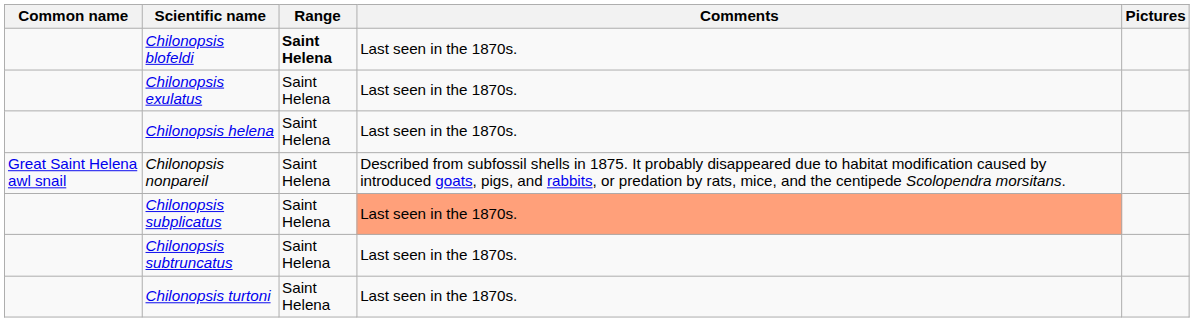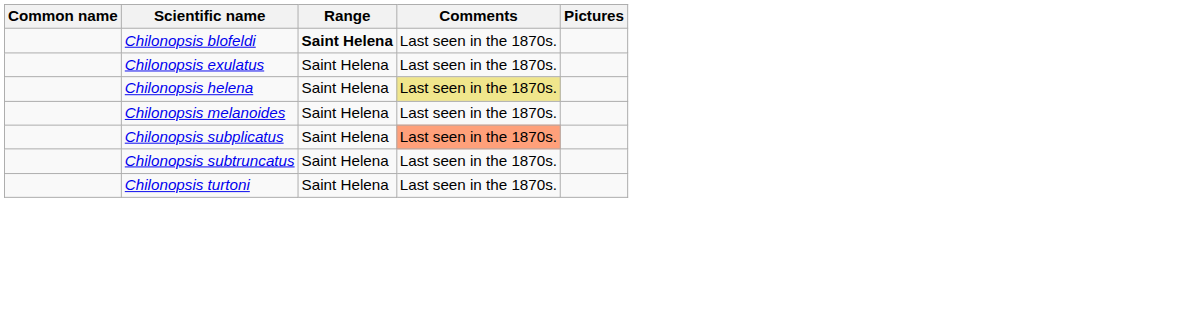(439, 131) no background -> (478, 88) khaki background
+ row: (205, 112)
- row: (185, 172)
